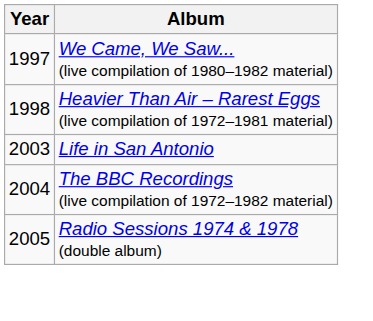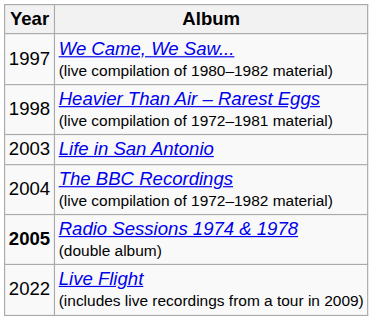(30, 239) normal -> (30, 239) bold
+ row: (211, 289)
